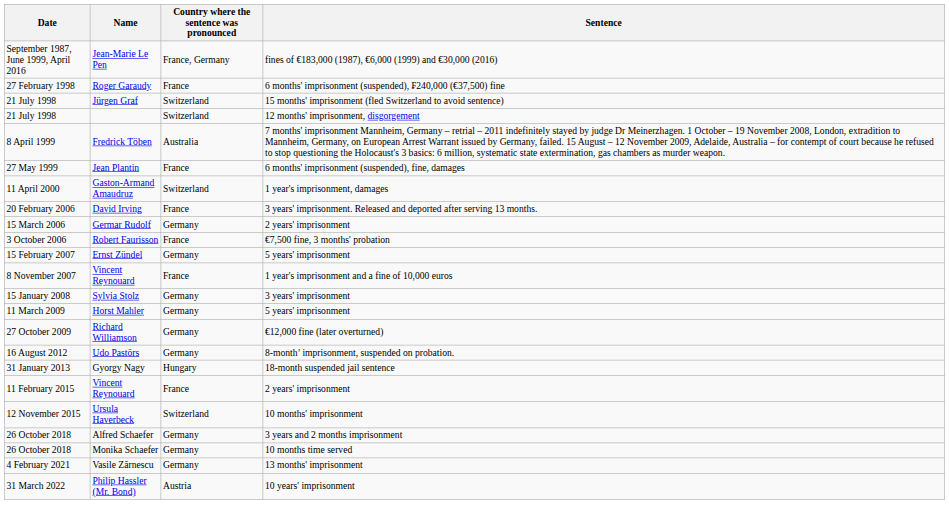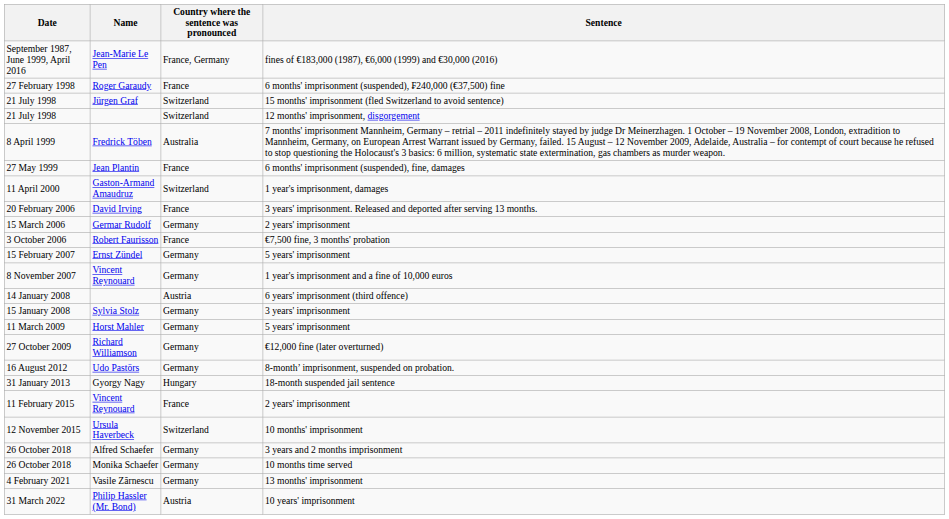(176, 275) France -> (181, 275) Germany
+ row: (38, 296)
